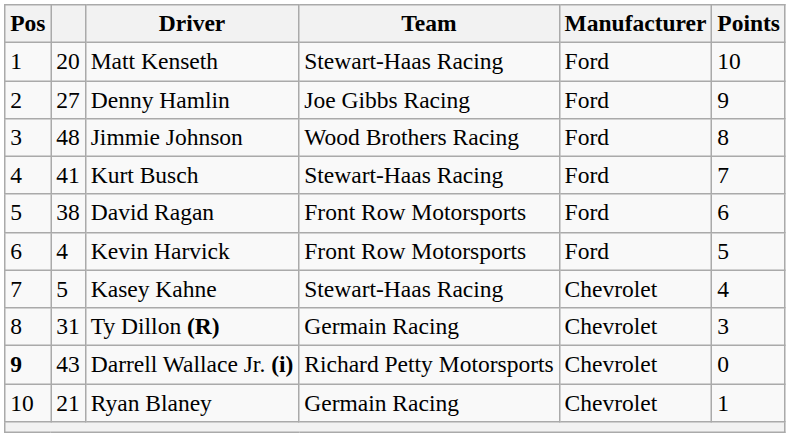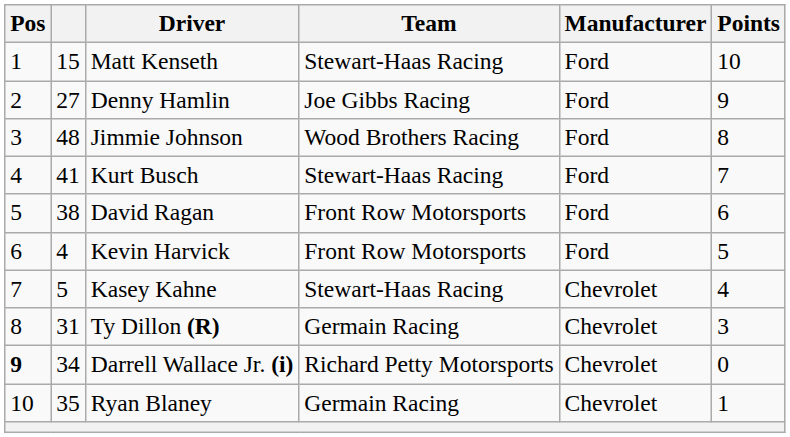(68, 60) 20 -> (68, 60) 15
(68, 363) 43 -> (68, 363) 34
(68, 401) 21 -> (68, 401) 35
